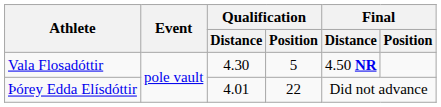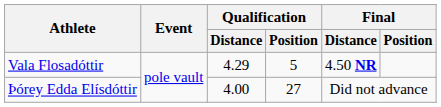(236, 65) 4.30 -> (236, 65) 4.29
(236, 90) 4.01 -> (236, 90) 4.00
(294, 90) 22 -> (294, 90) 27
